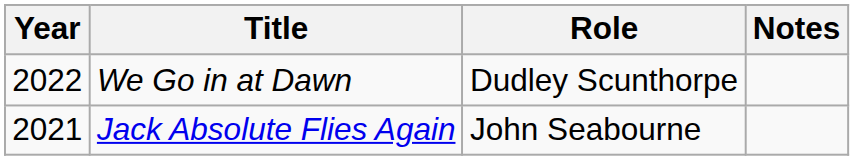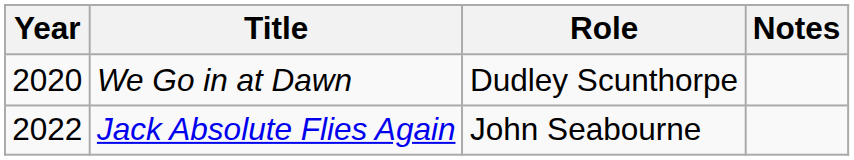(47, 79) 2022 -> (47, 79) 2020
(47, 129) 2021 -> (47, 129) 2022
